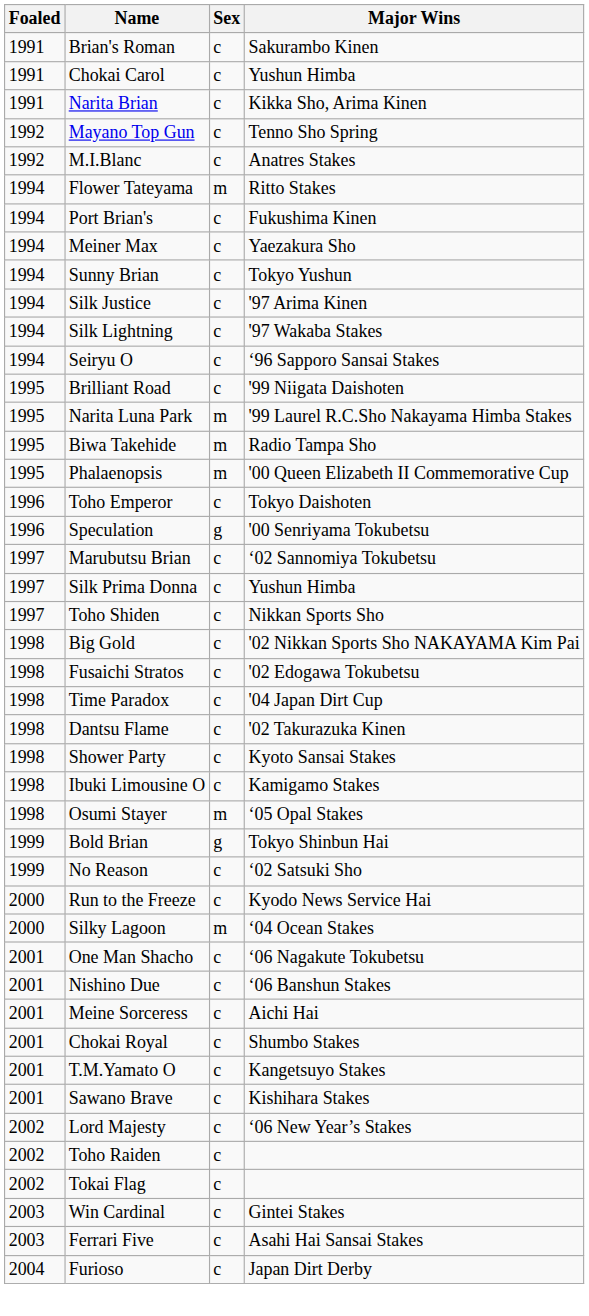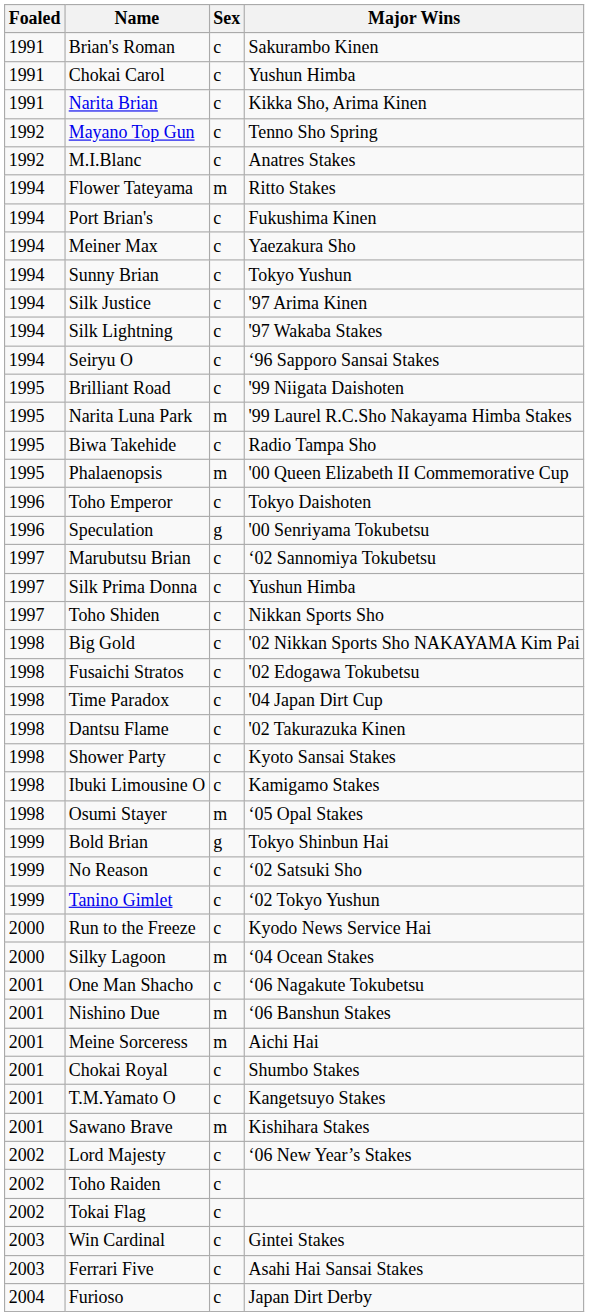(220, 445) m -> (217, 445) c
+ row: (121, 899)
(217, 984) c -> (220, 1013) m
(217, 1013) c -> (220, 1041) m
(217, 1098) c -> (220, 1127) m
